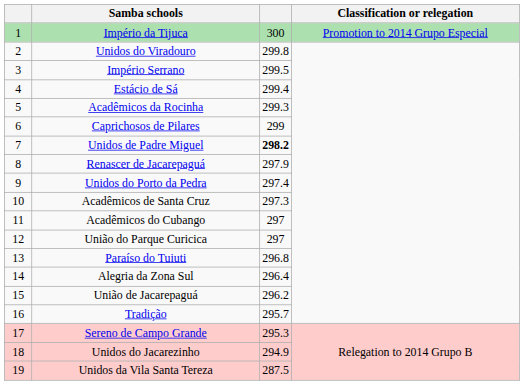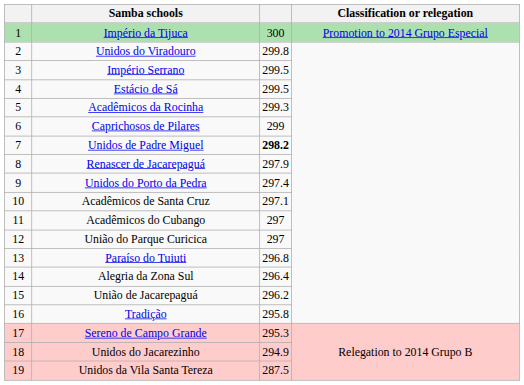(276, 88) 299.4 -> (276, 88) 299.5
(276, 201) 297.3 -> (276, 201) 297.1
(276, 314) 295.7 -> (276, 314) 295.8
